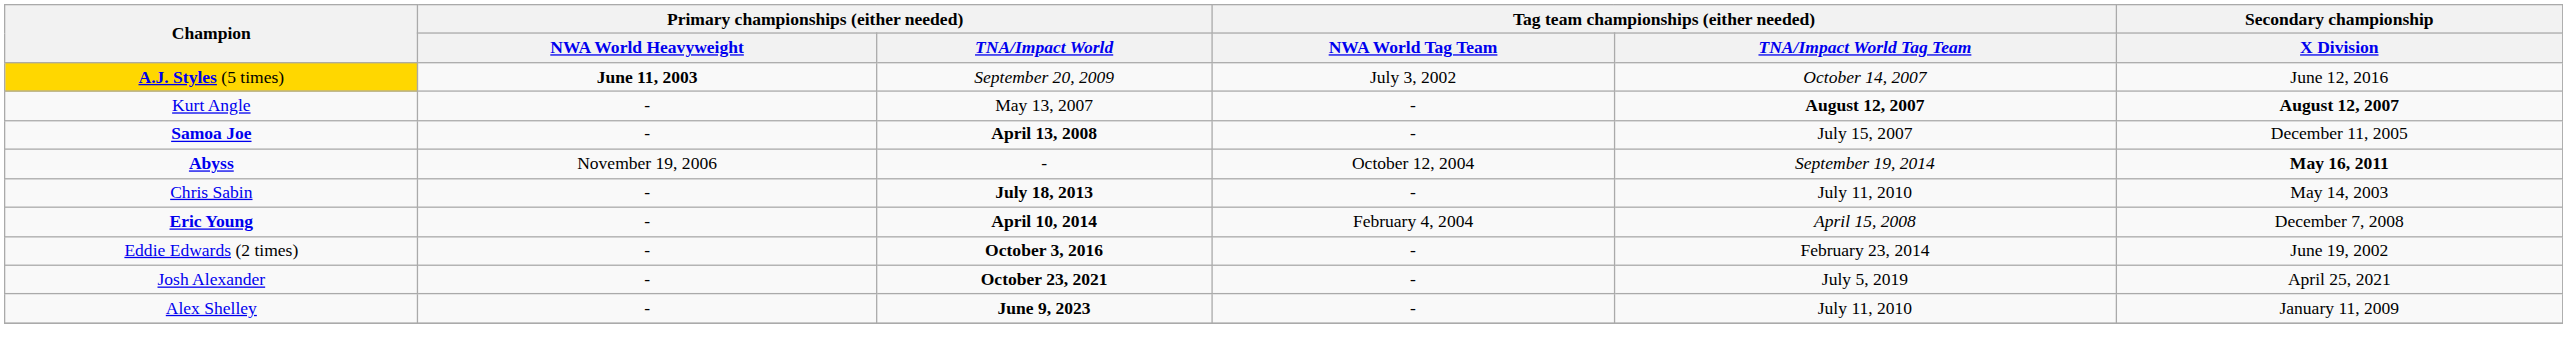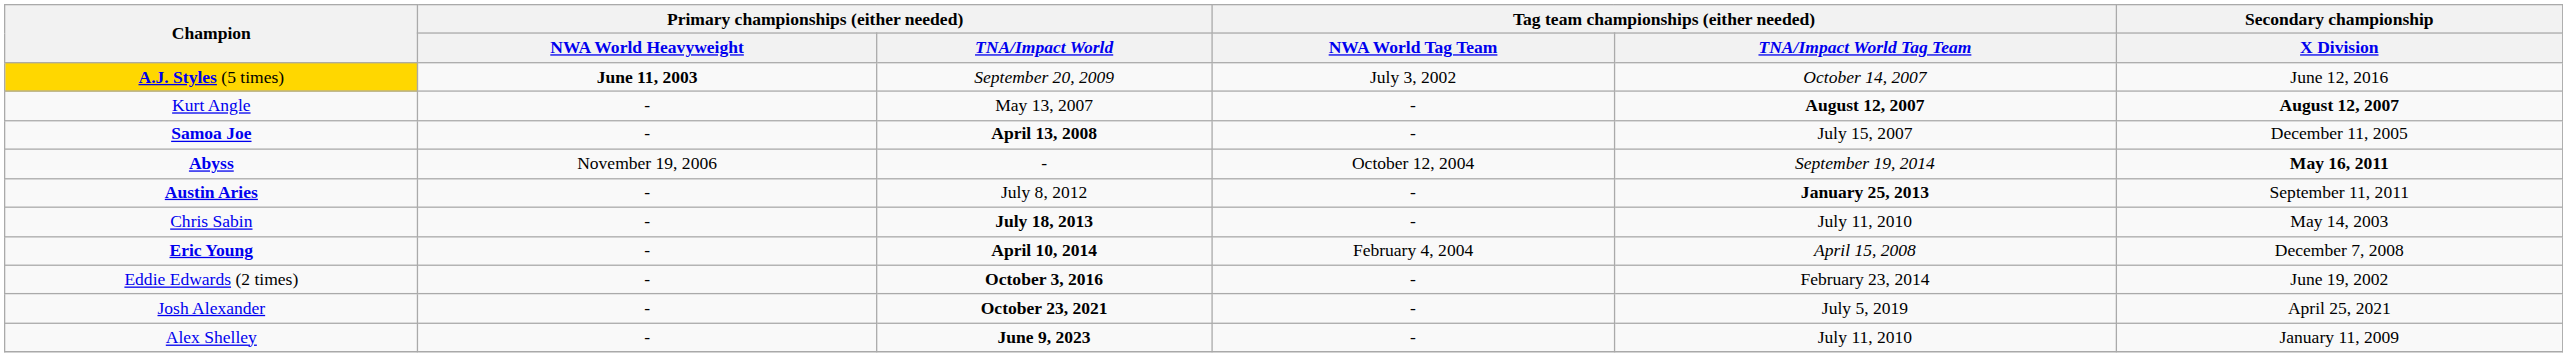+ row: (211, 192)
